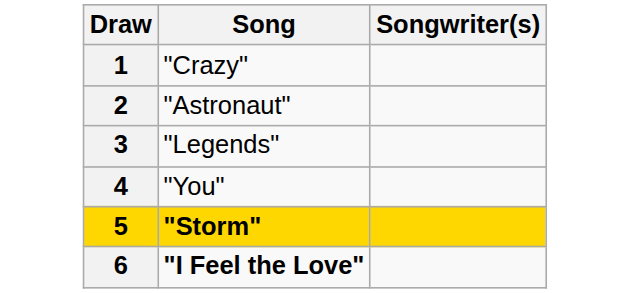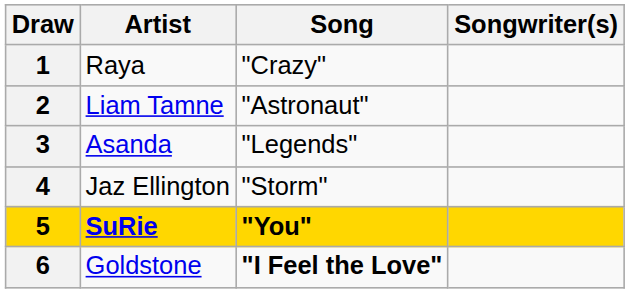+ column: (158, 24)
(194, 186) "You" -> (285, 186) "Storm"
(212, 226) "Storm" -> (277, 226) "You"
